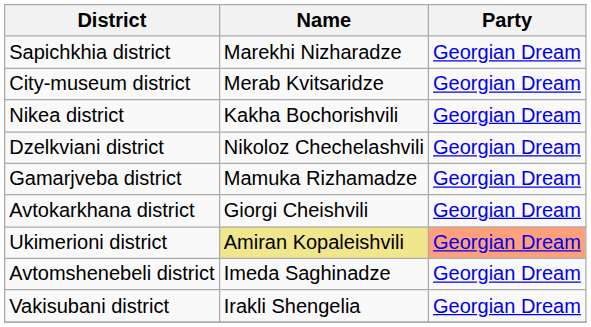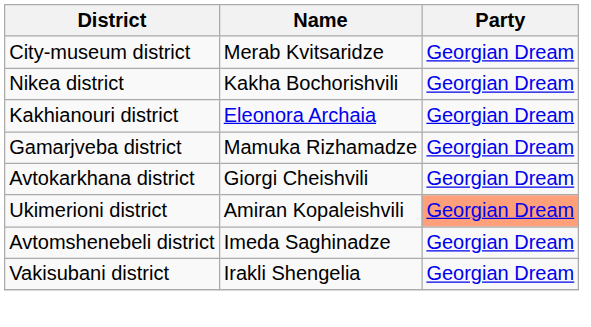- row: (90, 52)
+ row: (94, 115)
- row: (86, 147)
(314, 242) khaki background -> (314, 210) no background
